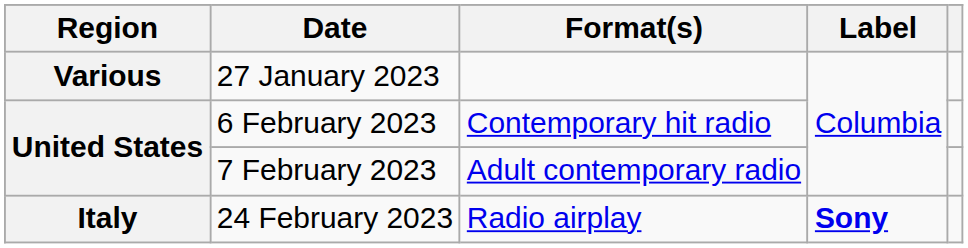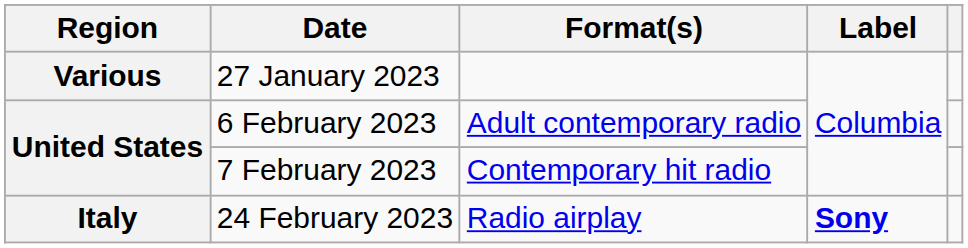(619, 123) Contemporary hit radio -> (634, 123) Adult contemporary radio
(634, 170) Adult contemporary radio -> (619, 170) Contemporary hit radio
